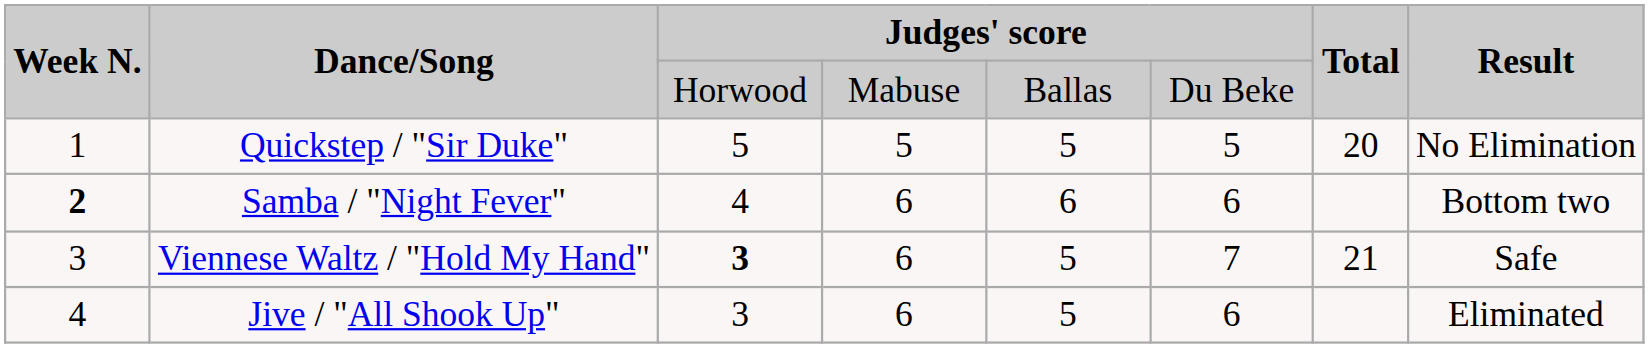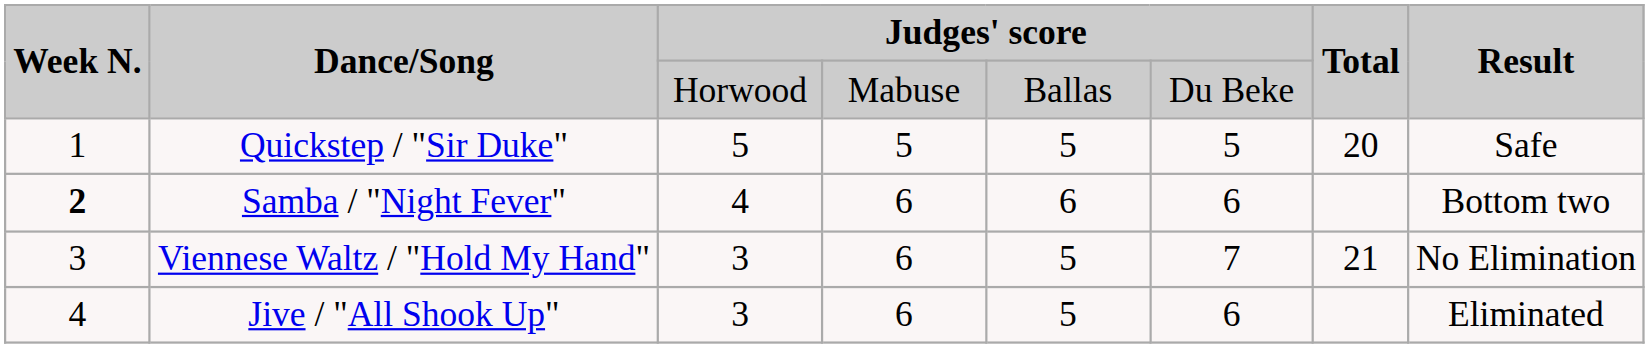(1526, 145) No Elimination -> (1526, 145) Safe
(740, 257) bold -> (740, 257) normal
(1526, 257) Safe -> (1526, 257) No Elimination
